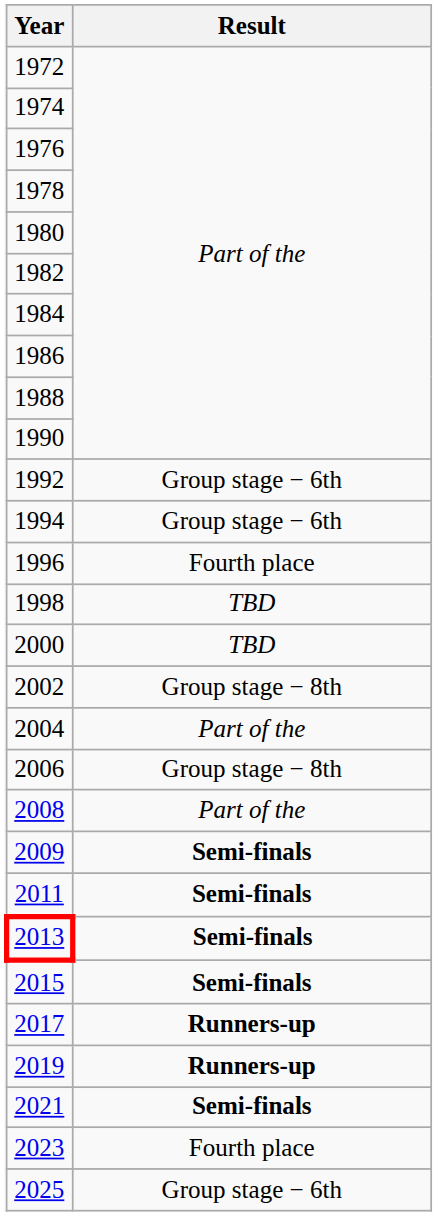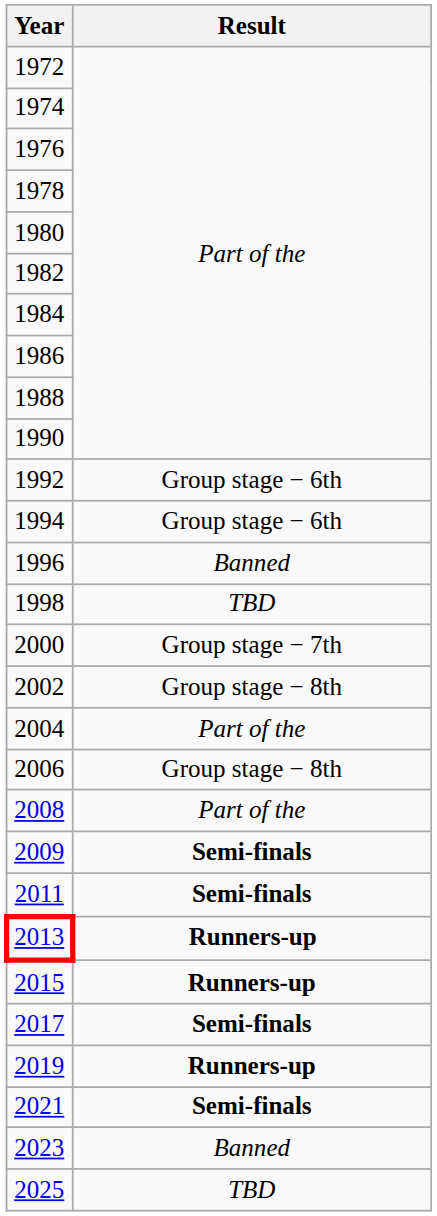(252, 562) Fourth place -> (252, 562) Banned
(252, 645) TBD -> (252, 645) Group stage − 7th
(253, 938) Semi-finals -> (253, 938) Runners-up
(252, 982) Semi-finals -> (252, 982) Runners-up
(252, 1024) Runners-up -> (252, 1024) Semi-finals
(252, 1148) Fourth place -> (252, 1148) Banned
(252, 1189) Group stage − 6th -> (252, 1189) TBD
